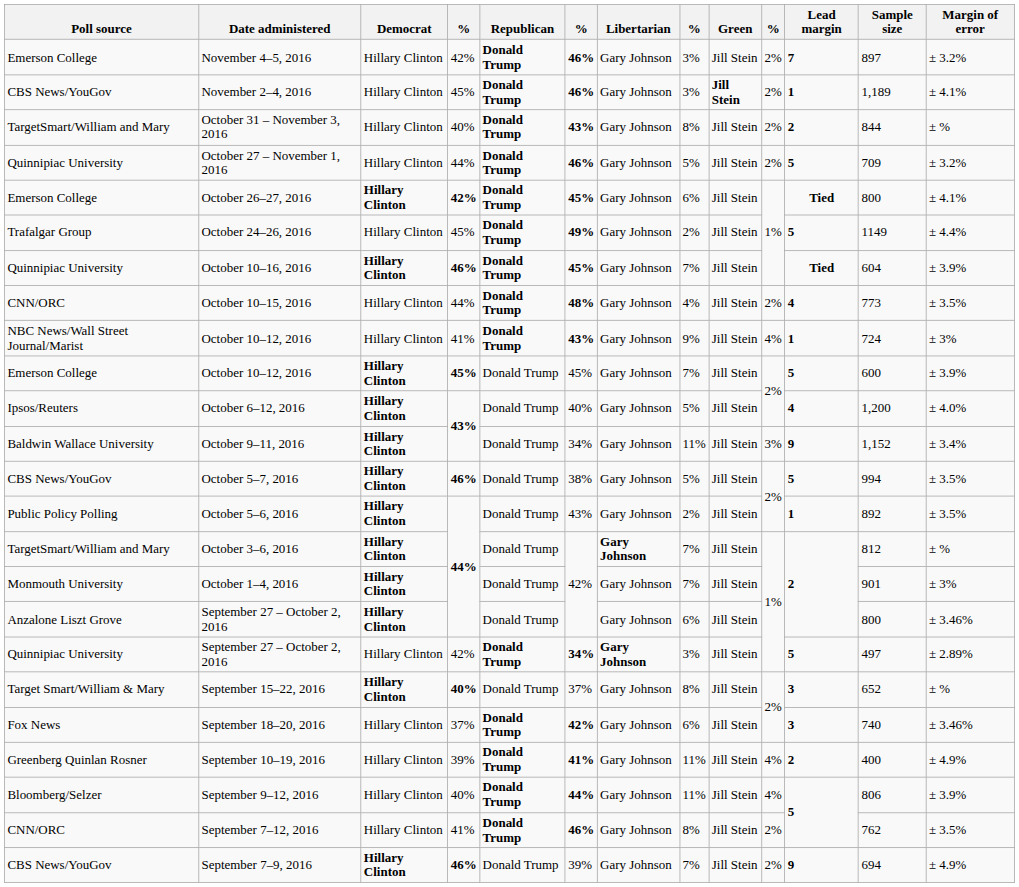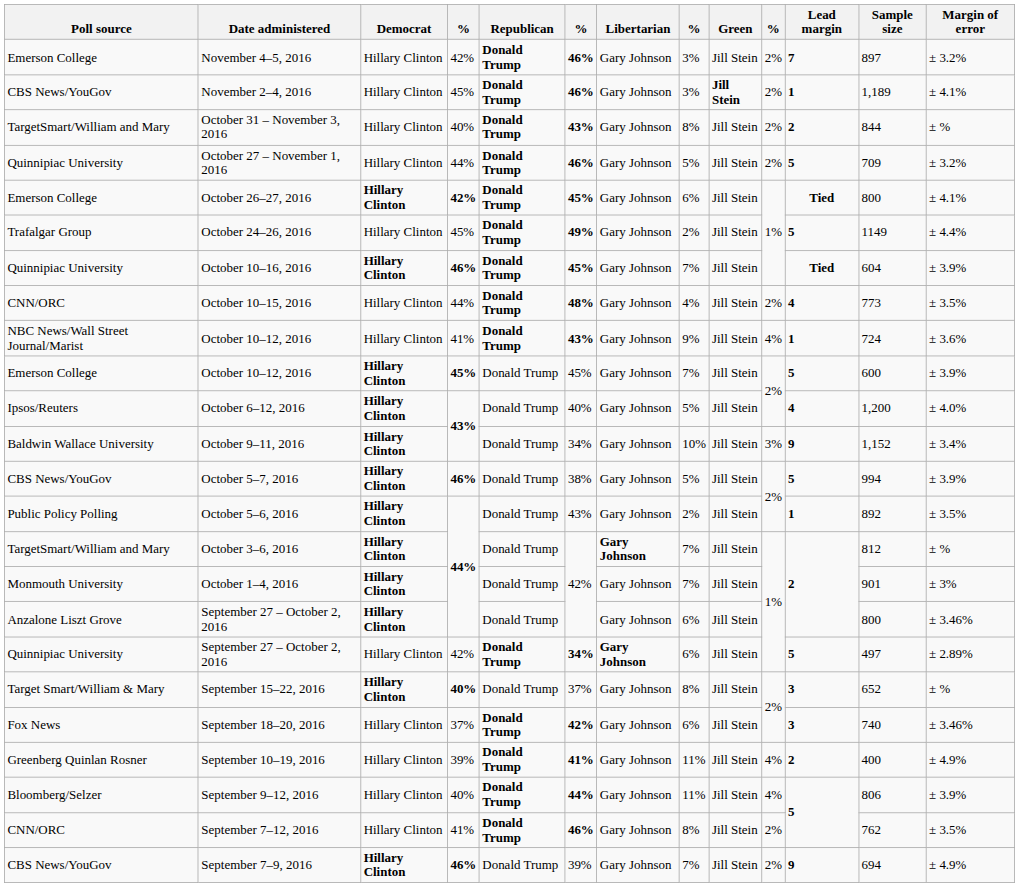(943, 338) ± 3% -> (948, 338) ± 3.6%
(694, 443) 11% -> (694, 443) 10%
(948, 478) ± 3.5% -> (948, 478) ± 3.9%
(691, 654) 3% -> (691, 654) 6%
